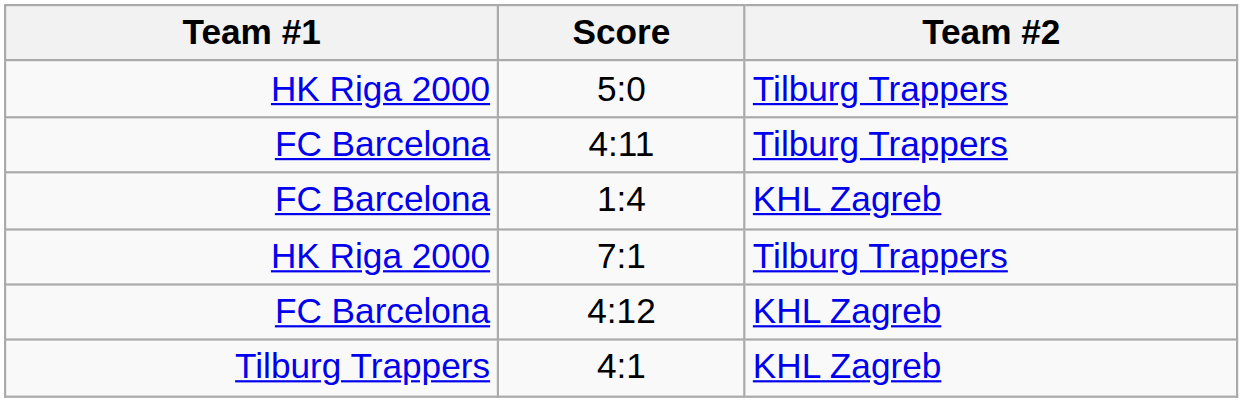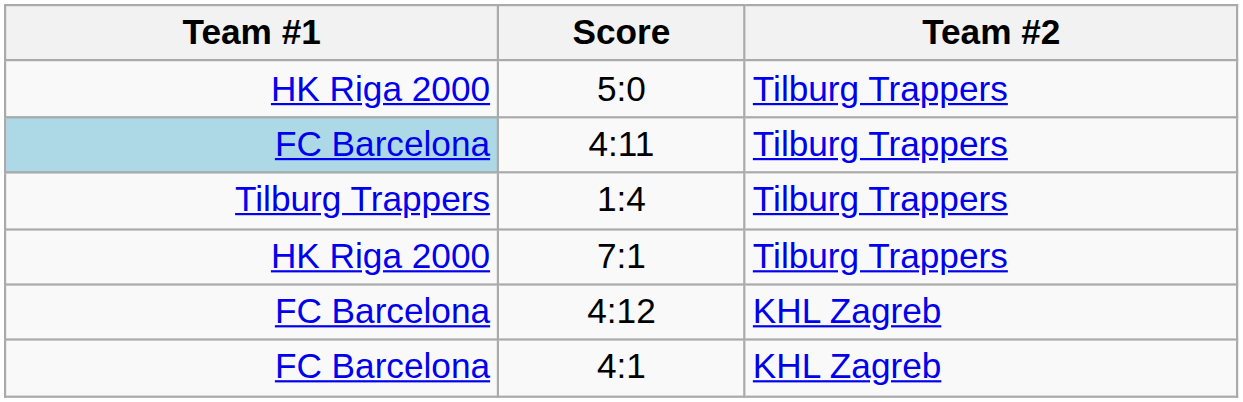(382, 144) no background -> (382, 144) lightblue background
(382, 199) FC Barcelona -> (363, 199) Tilburg Trappers
(847, 199) KHL Zagreb -> (880, 199) Tilburg Trappers
(363, 367) Tilburg Trappers -> (382, 367) FC Barcelona
